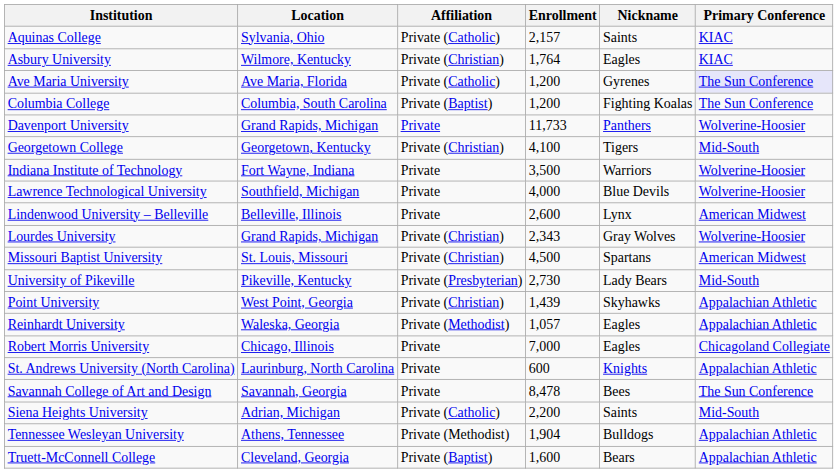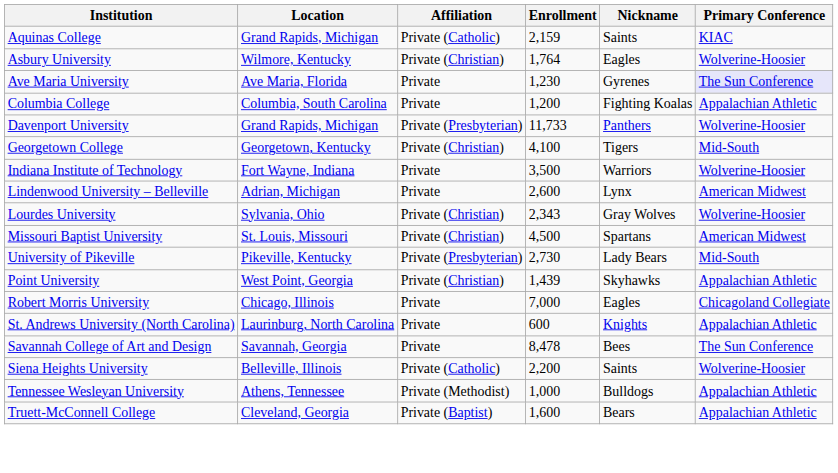(283, 37) Sylvania, Ohio -> (310, 37) Grand Rapids, Michigan
(544, 37) 2,157 -> (544, 37) 2,159
(716, 59) KIAC -> (752, 59) Wolverine-Hoosier
(450, 81) Private (Catholic) -> (420, 81) Private
(544, 81) 1,200 -> (544, 81) 1,230
(446, 103) Private (Baptist) -> (420, 103) Private
(756, 103) The Sun Conference -> (758, 103) Appalachian Athletic
(420, 125) Private -> (462, 125) Private (Presbyterian)
- row: (107, 192)
(291, 214) Belleville, Illinois -> (290, 192) Adrian, Michigan
(310, 236) Grand Rapids, Michigan -> (283, 214) Sylvania, Ohio
- row: (66, 324)
(290, 412) Adrian, Michigan -> (291, 368) Belleville, Illinois
(729, 412) Mid-South -> (752, 368) Wolverine-Hoosier
(544, 434) 1,904 -> (544, 390) 1,000
